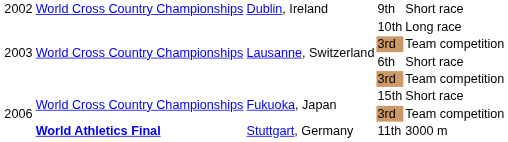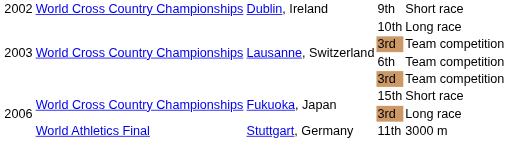(434, 61) Short race -> (455, 61) Team competition
(455, 113) Team competition -> (433, 113) Long race
(98, 131) bold -> (93, 131) normal
